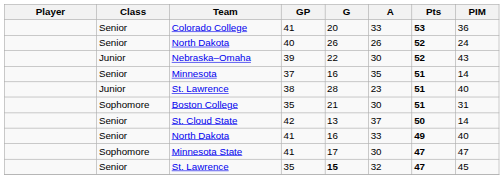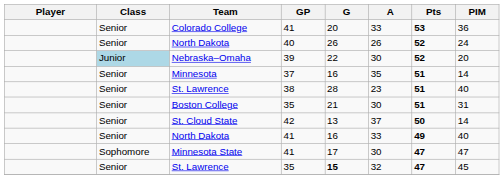(112, 58) no background -> (112, 58) lightblue background
(463, 58) 43 -> (463, 58) 20
(112, 89) Junior -> (113, 89) Senior
(124, 105) Sophomore -> (113, 105) Senior
